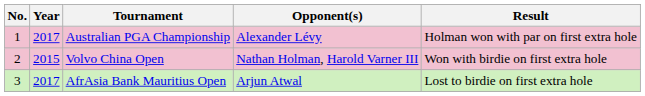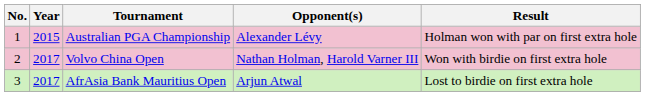(46, 37) 2017 -> (46, 37) 2015
(46, 59) 2015 -> (46, 59) 2017
